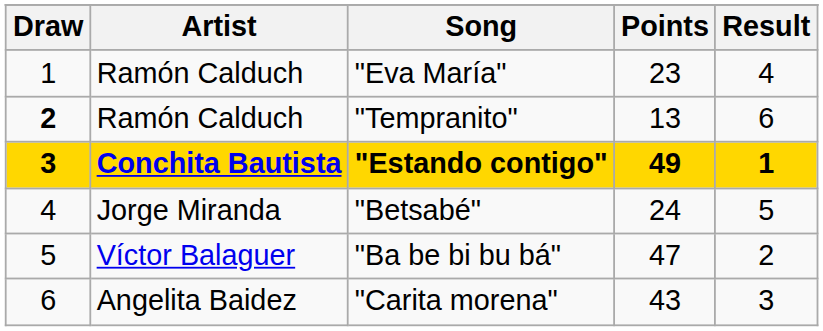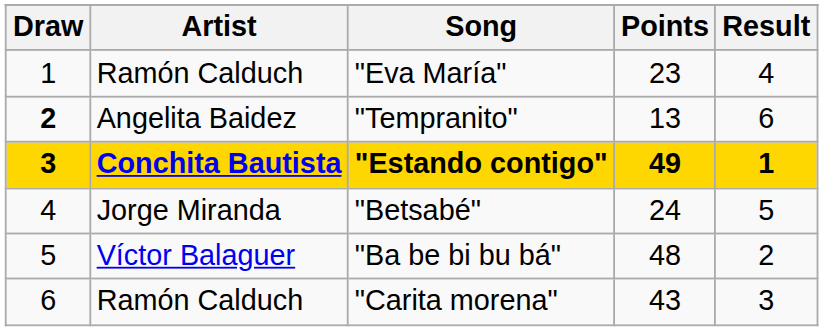(200, 118) Ramón Calduch -> (197, 118) Angelita Baidez
(665, 255) 47 -> (665, 255) 48
(197, 301) Angelita Baidez -> (200, 301) Ramón Calduch
